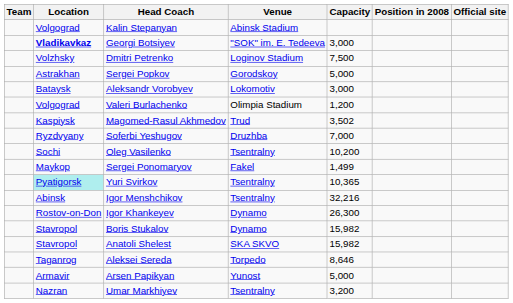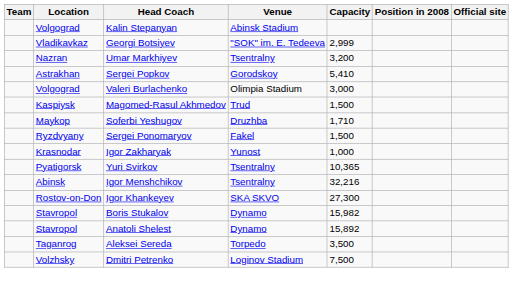(63, 43) bold -> (62, 43) normal
(342, 43) 3,000 -> (342, 43) 2,999
rows swapped: (141, 290) <-> (140, 58)
(342, 74) 5,000 -> (342, 74) 5,410
- row: (149, 89)
(342, 105) 1,200 -> (342, 89) 3,000
(342, 120) 3,502 -> (342, 105) 1,500
(60, 136) Ryzdvyany -> (53, 120) Maykop
(342, 136) 7,000 -> (342, 120) 1,710
- row: (138, 151)
(53, 167) Maykop -> (60, 136) Ryzdvyany
(342, 167) 1,499 -> (342, 136) 1,500
+ row: (139, 151)
(59, 182) paleturquoise background -> (59, 167) no background
(249, 213) Dynamo -> (255, 197) SKA SKVO
(344, 213) 26,300 -> (344, 197) 27,300
(255, 244) SKA SKVO -> (249, 228) Dynamo
(344, 244) 15,982 -> (344, 228) 15,892
(342, 259) 8,646 -> (342, 244) 3,500
- row: (140, 275)
